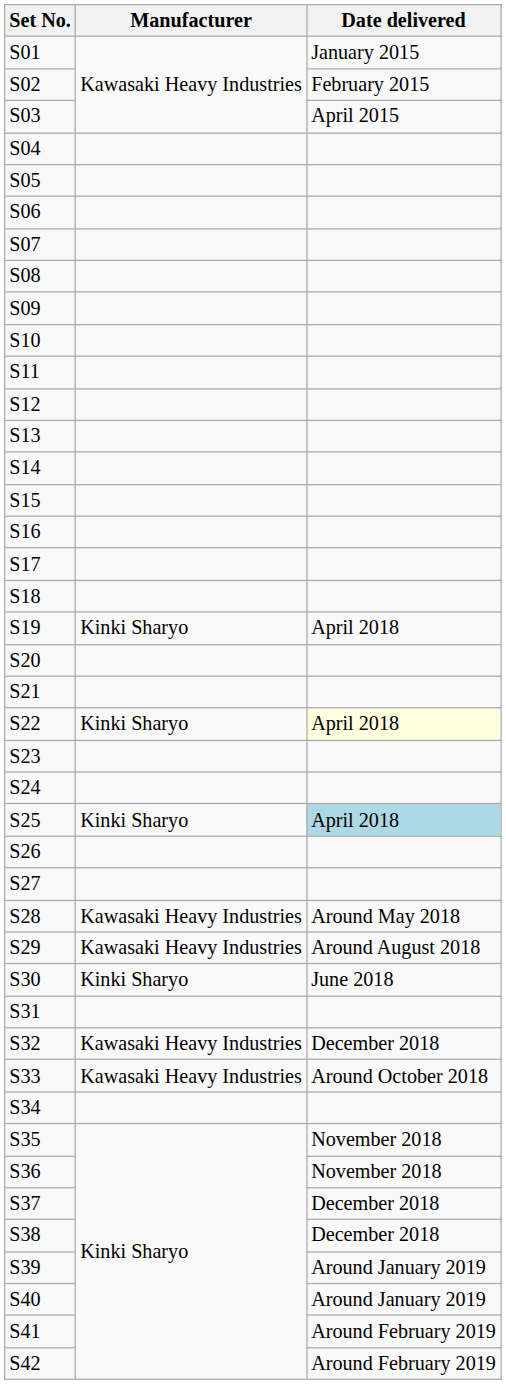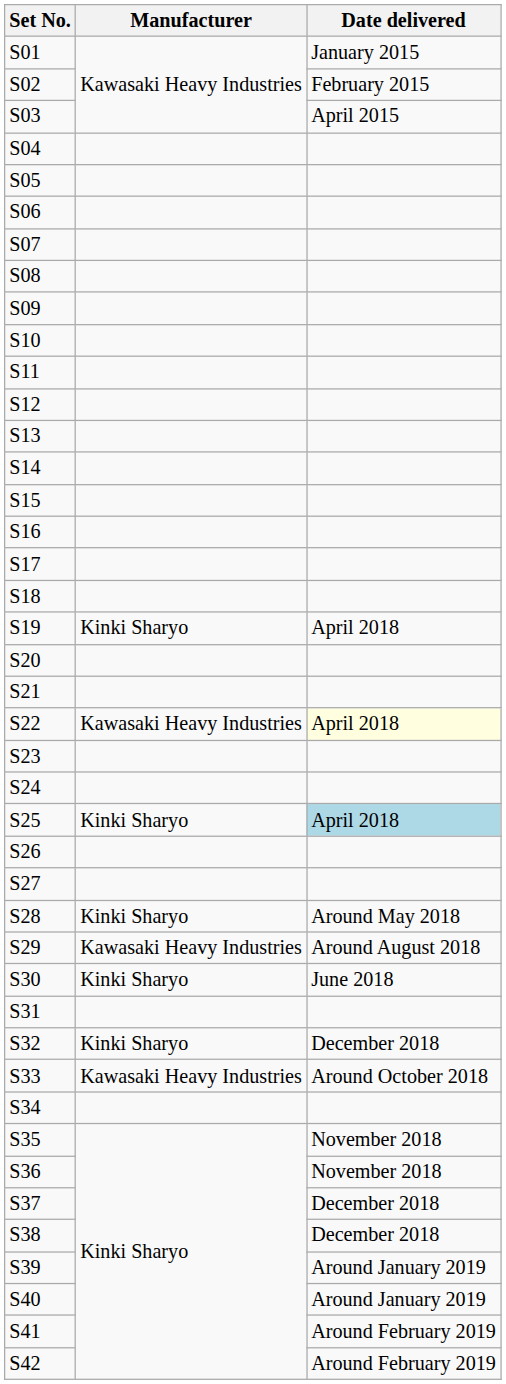(134, 723) Kinki Sharyo -> (191, 723) Kawasaki Heavy Industries
(191, 915) Kawasaki Heavy Industries -> (134, 915) Kinki Sharyo
(191, 1043) Kawasaki Heavy Industries -> (134, 1043) Kinki Sharyo
